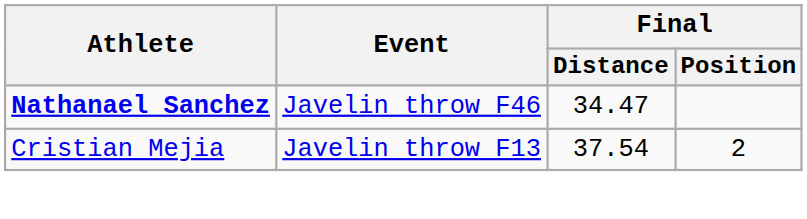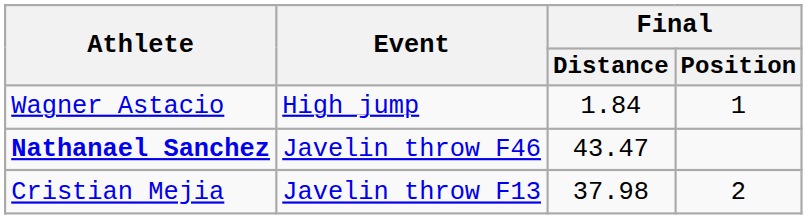+ row: (118, 107)
(611, 107) 34.47 -> (611, 149) 43.47
(611, 149) 37.54 -> (611, 192) 37.98
